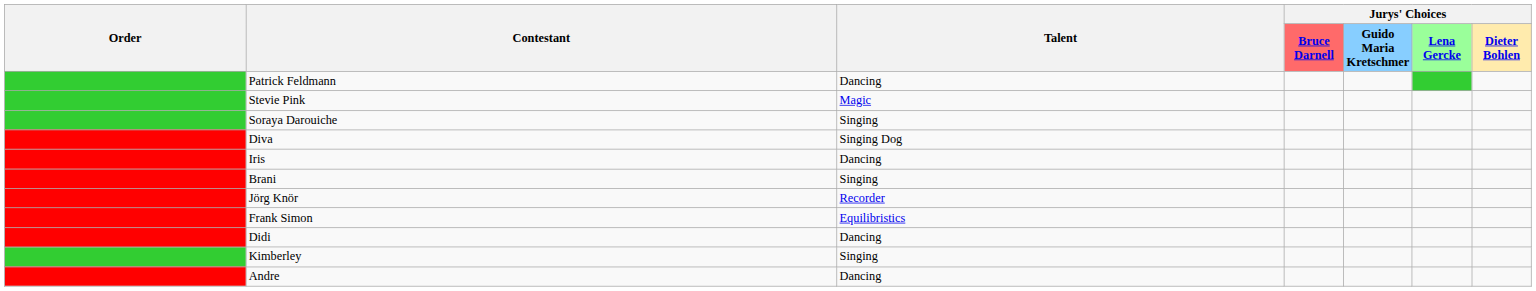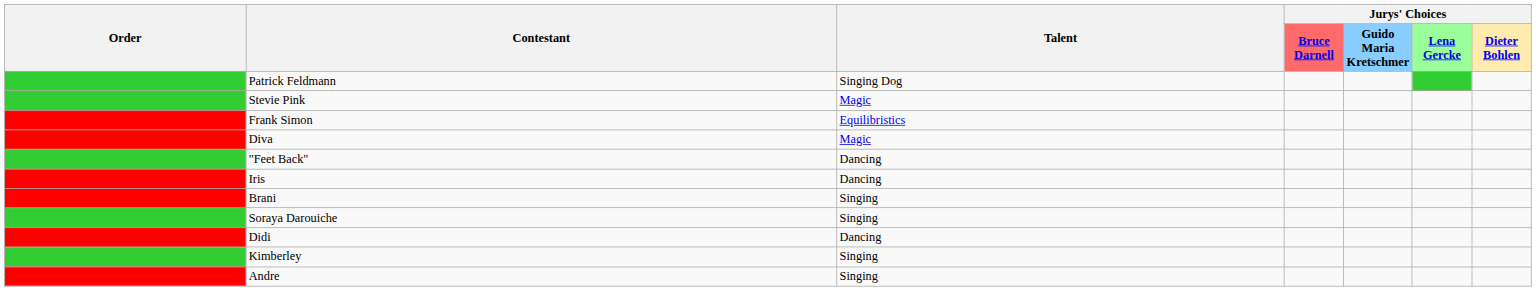(860, 81) Dancing -> (871, 81) Singing Dog
rows swapped: (293, 120) <-> (281, 217)
(871, 139) Singing Dog -> (855, 139) Magic
+ row: (279, 159)
- row: (273, 198)
(860, 276) Dancing -> (859, 276) Singing
